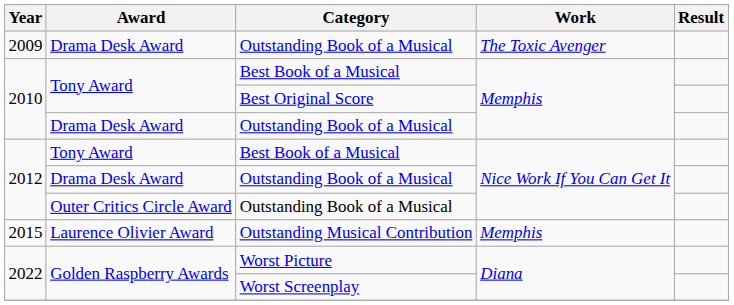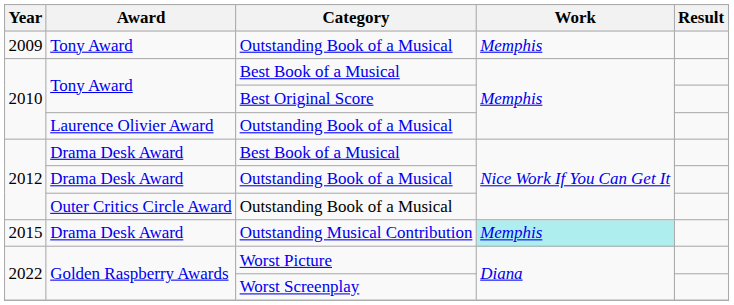(117, 44) Drama Desk Award -> (91, 44) Tony Award
(543, 44) The Toxic Avenger -> (511, 44) Memphis
(117, 125) Drama Desk Award -> (132, 125) Laurence Olivier Award
(91, 152) Tony Award -> (117, 152) Drama Desk Award
(132, 233) Laurence Olivier Award -> (117, 233) Drama Desk Award
(511, 233) no background -> (511, 233) paleturquoise background
